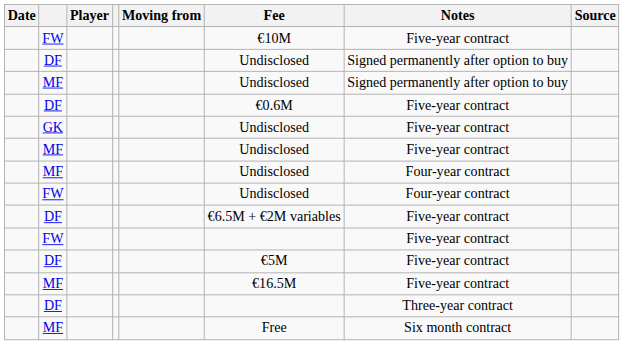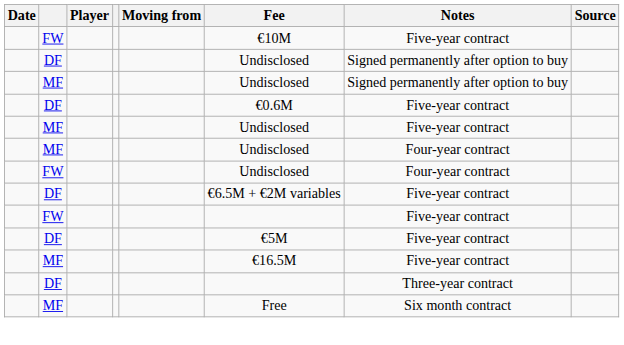- row: (22, 127)
